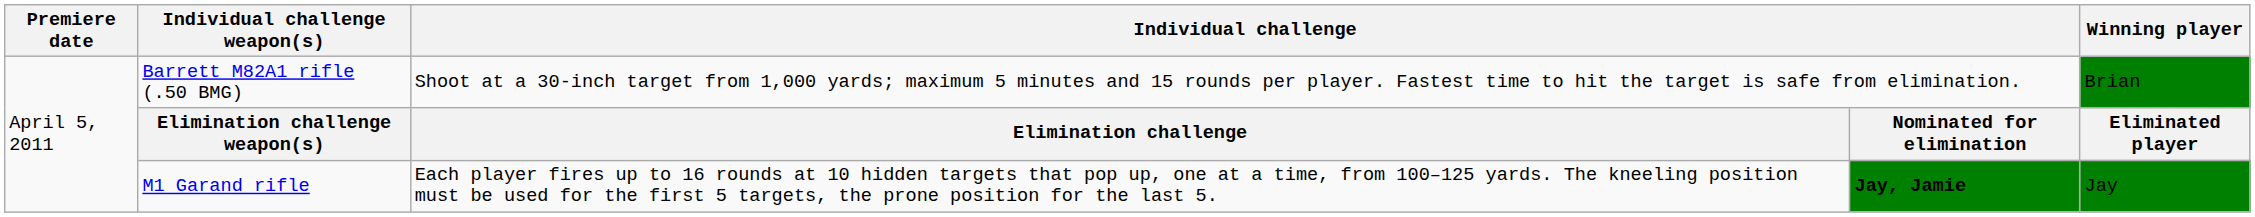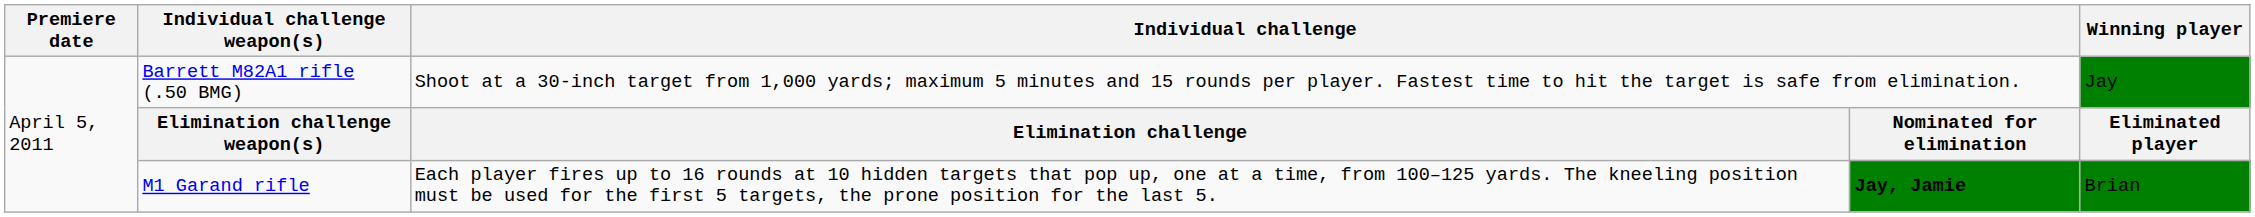(2112, 82) Brian -> (2101, 82) Jay
(2101, 186) Jay -> (2112, 186) Brian
